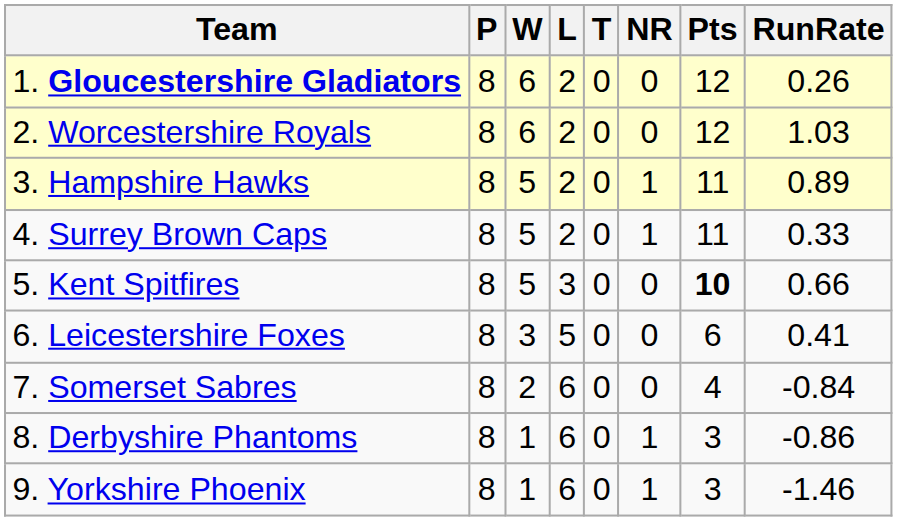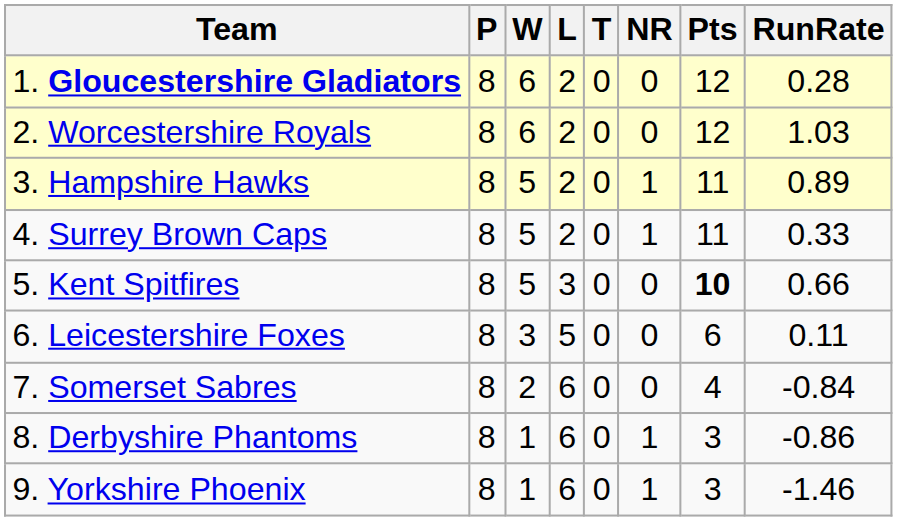(819, 81) 0.26 -> (819, 81) 0.28
(819, 336) 0.41 -> (819, 336) 0.11
